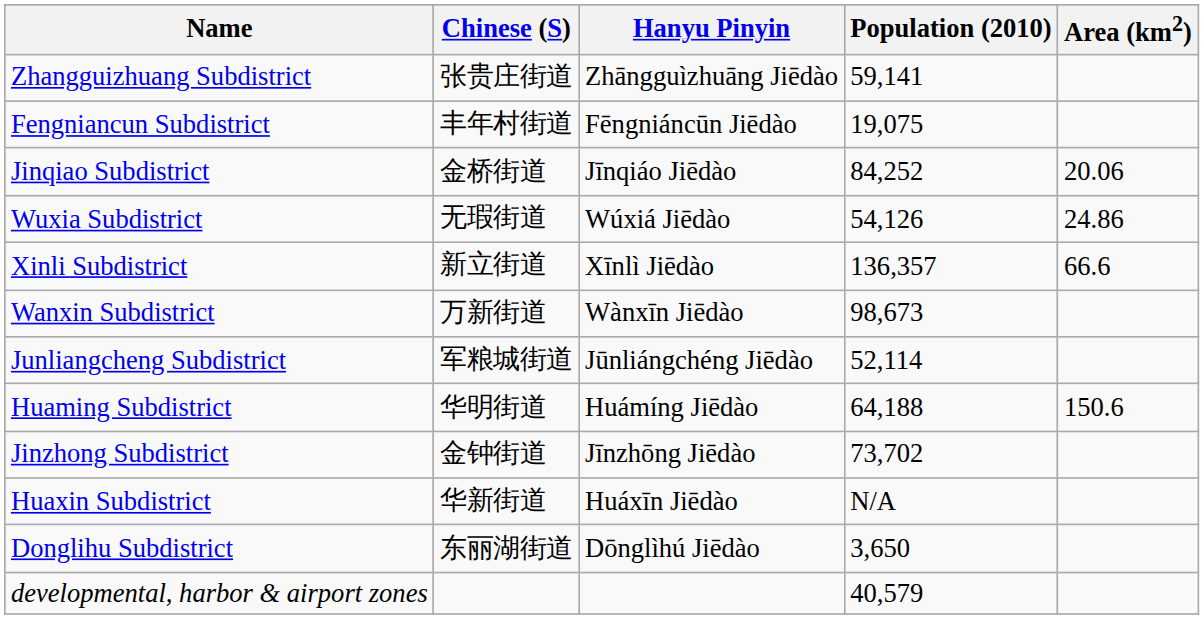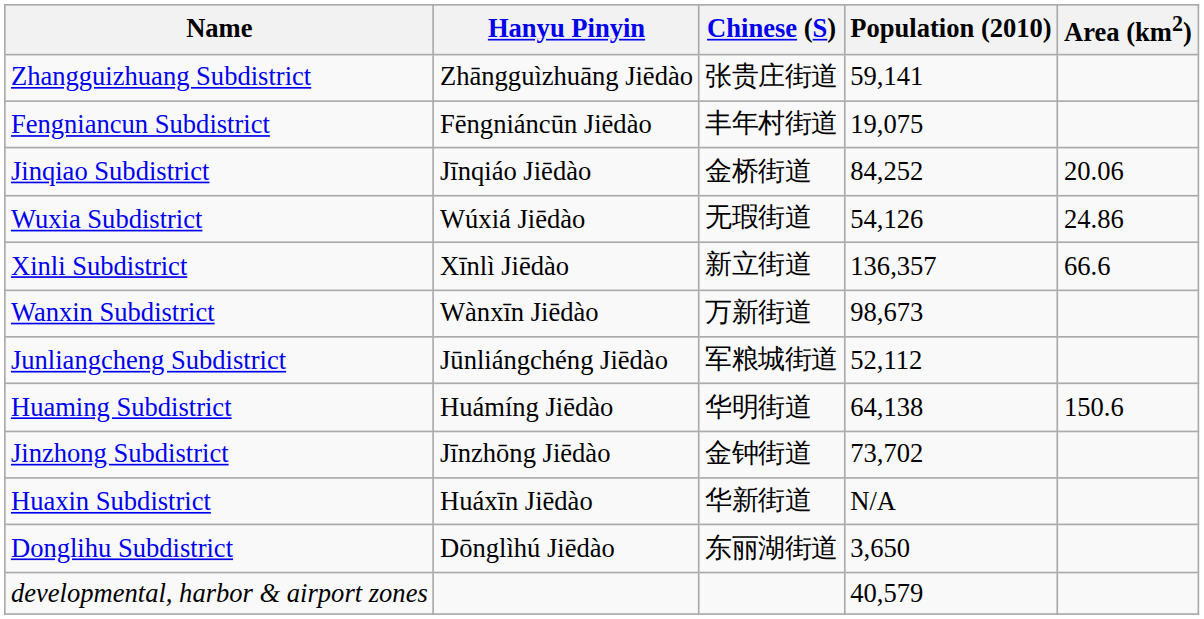columns swapped: (506, 29) <-> (712, 29)
(886, 359) 52,114 -> (886, 359) 52,112
(887, 407) 64,188 -> (887, 407) 64,138
